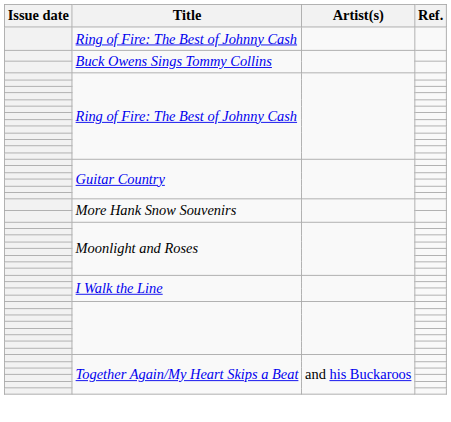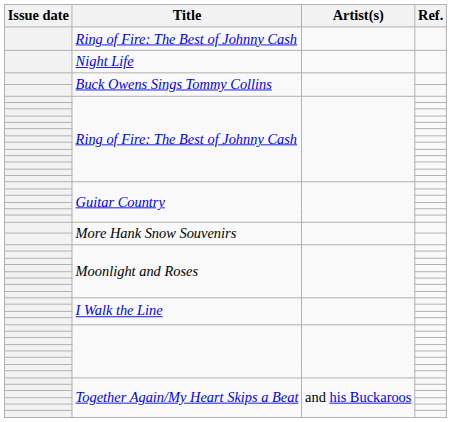+ row: (105, 61)
